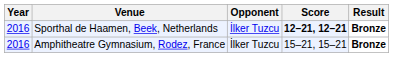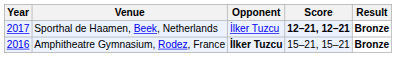(18, 29) 2016 -> (18, 29) 2017
(255, 45) normal -> (256, 45) bold
